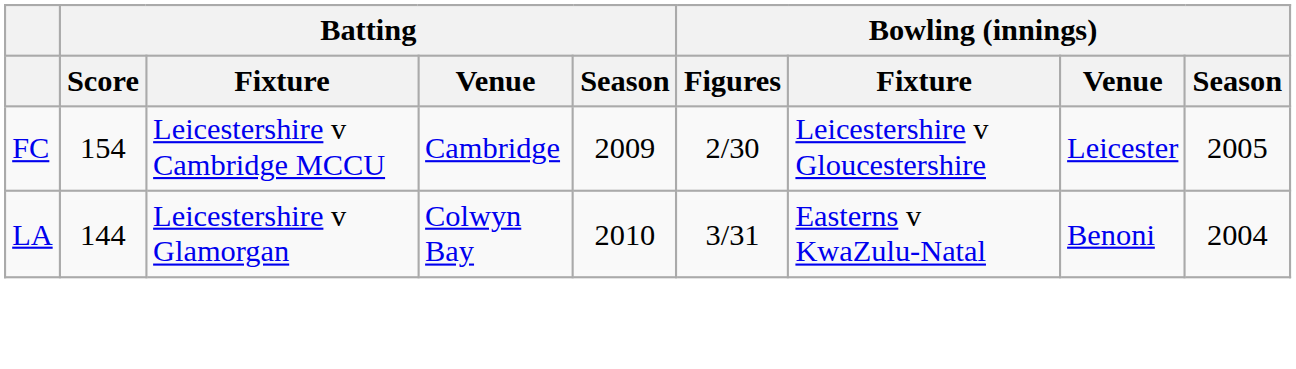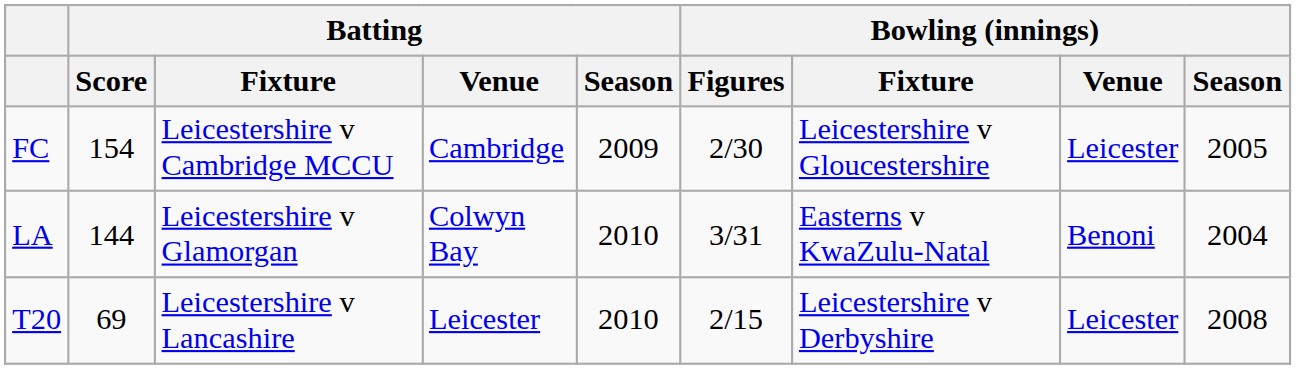+ row: (37, 320)
